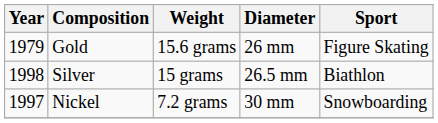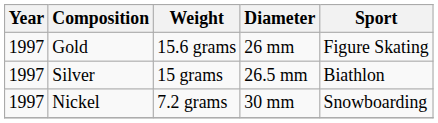(26, 46) 1979 -> (26, 46) 1997
(26, 74) 1998 -> (26, 74) 1997
